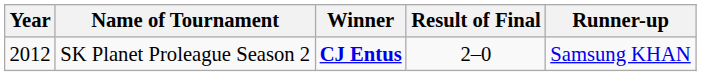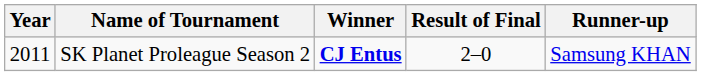(30, 53) 2012 -> (30, 53) 2011
